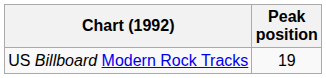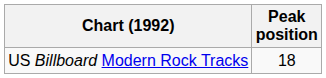(287, 60) 19 -> (287, 60) 18
